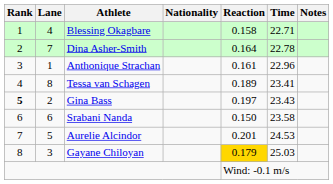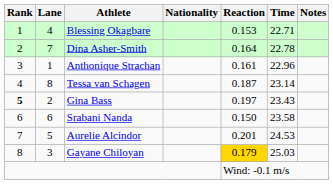(244, 30) 0.158 -> (244, 30) 0.153
(244, 83) 0.189 -> (244, 83) 0.187
(282, 83) 23.41 -> (282, 83) 23.14
